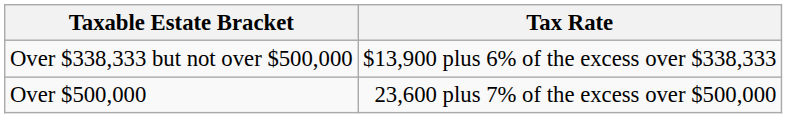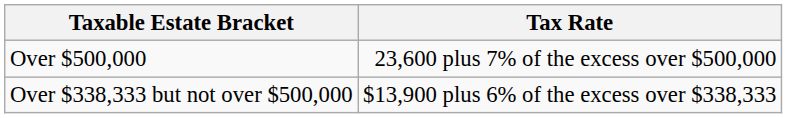rows swapped: (181, 58) <-> (78, 94)
